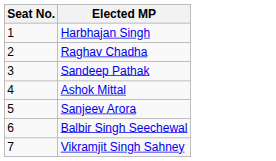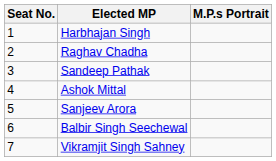+ column: (231, 14)
